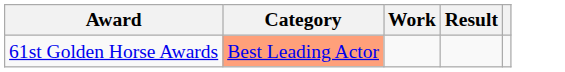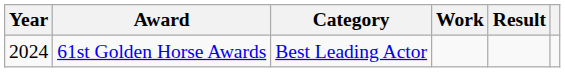+ column: (29, 19)
(303, 50) lightsalmon background -> (351, 50) no background
